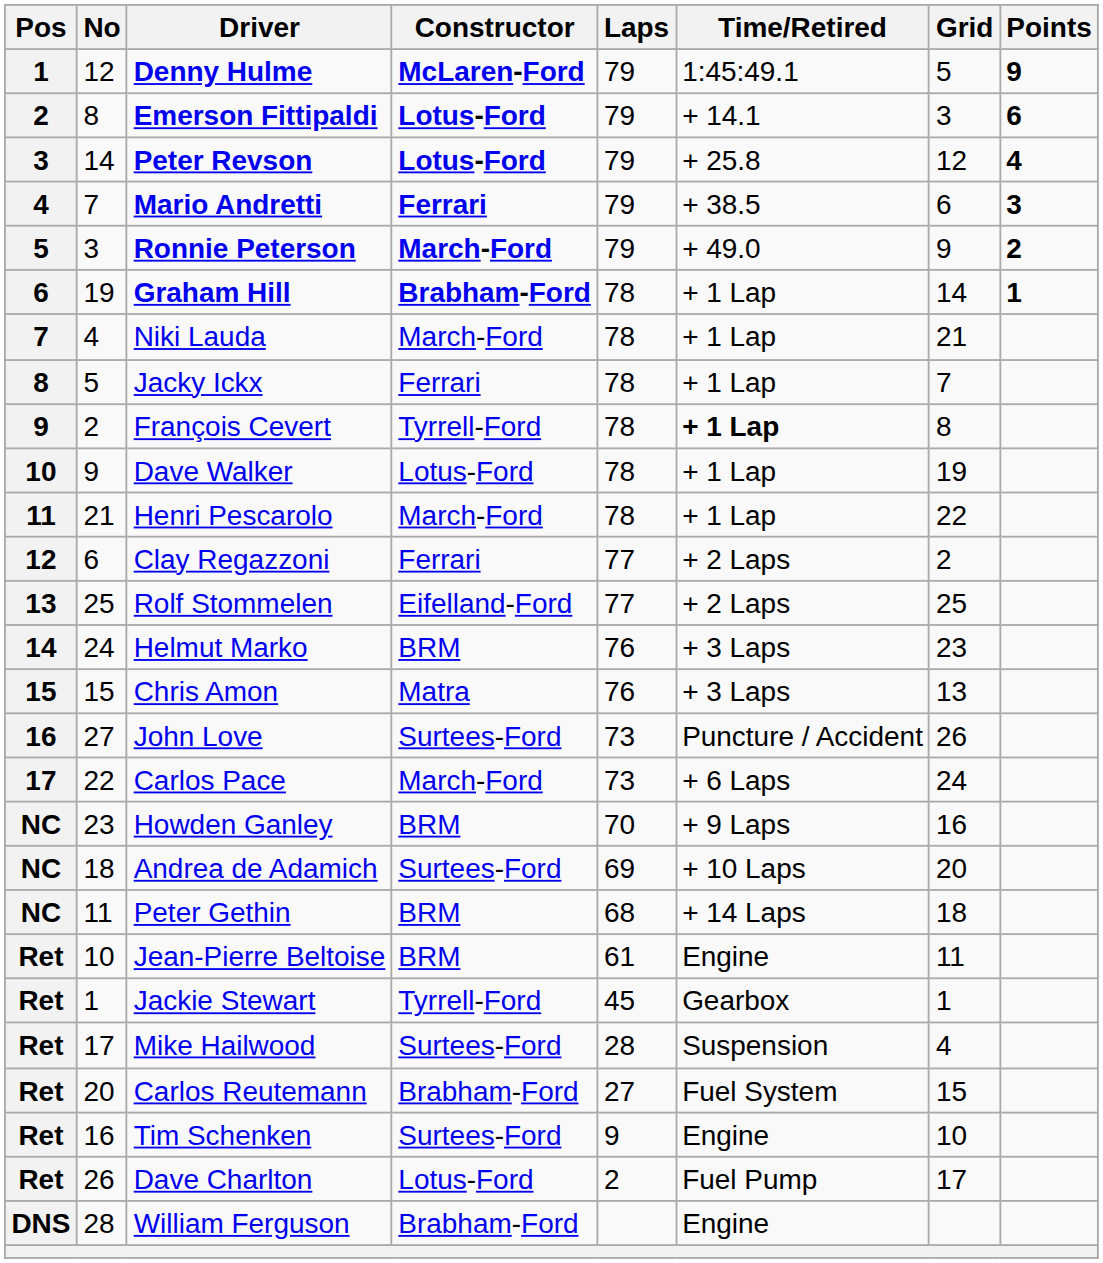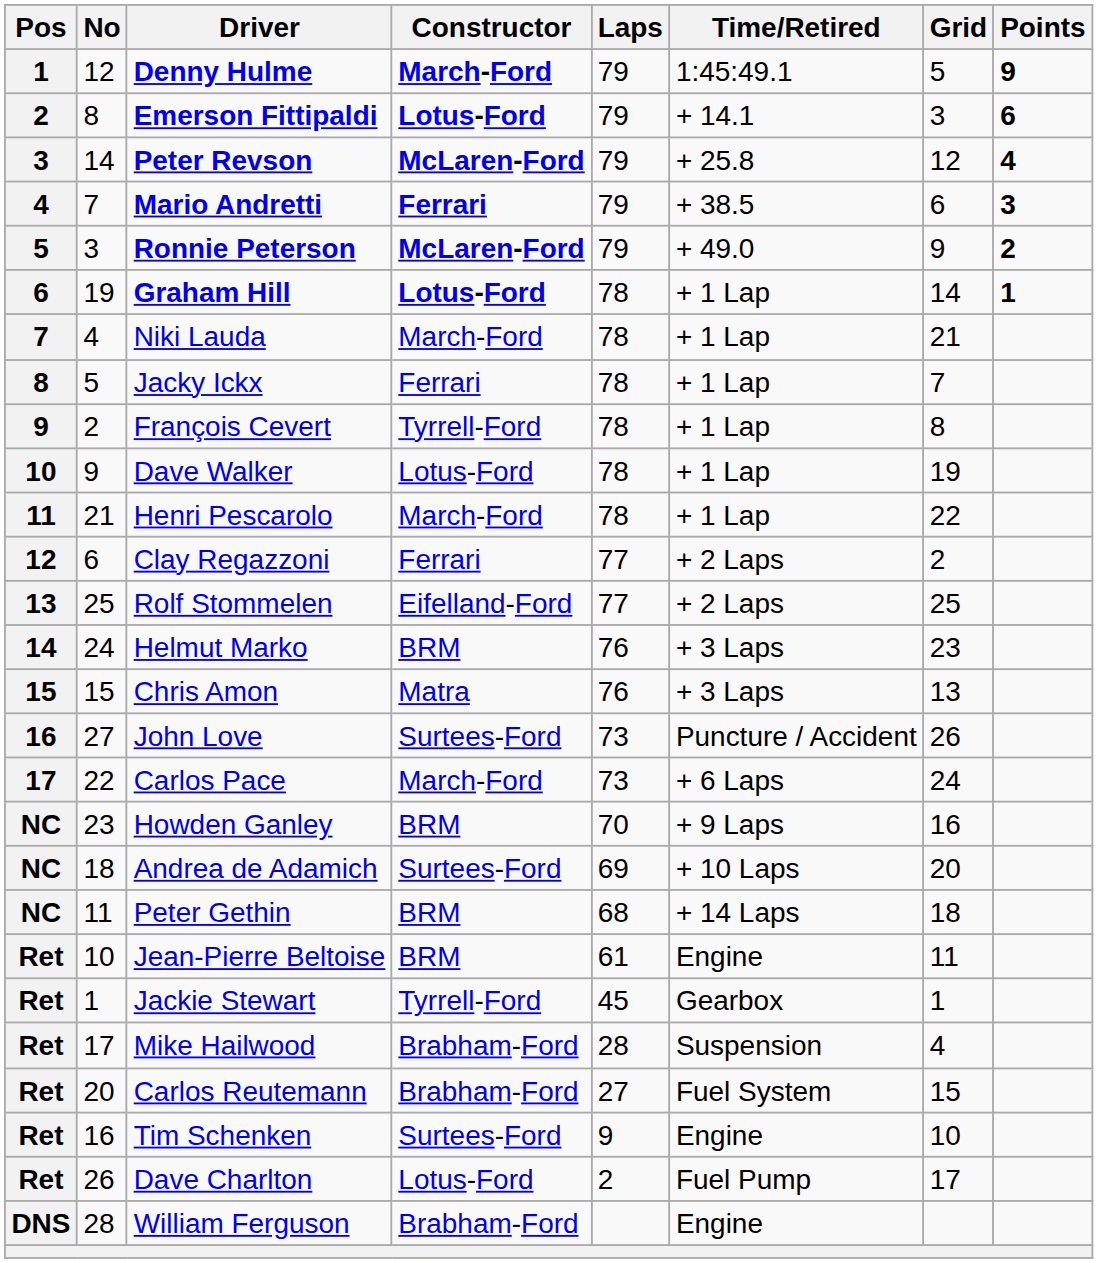(492, 72) McLaren-Ford -> (475, 72) March-Ford
(472, 160) Lotus-Ford -> (492, 160) McLaren-Ford
(475, 249) March-Ford -> (492, 249) McLaren-Ford
(495, 293) Brabham-Ford -> (472, 293) Lotus-Ford
(731, 426) bold -> (723, 426) normal
(480, 1046) Surtees-Ford -> (488, 1046) Brabham-Ford
